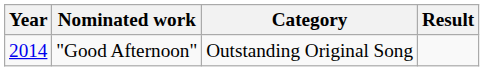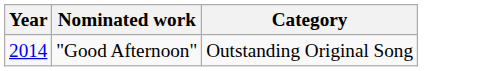- column: (448, 19)
